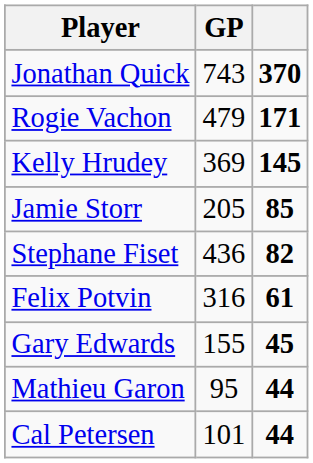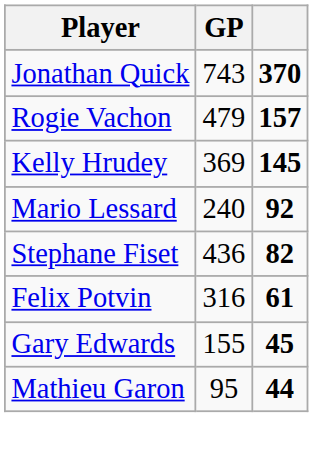(280, 117) 171 -> (280, 117) 157
+ row: (94, 208)
- row: (77, 208)
- row: (83, 434)
